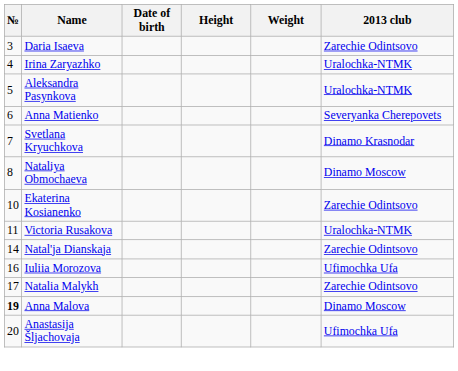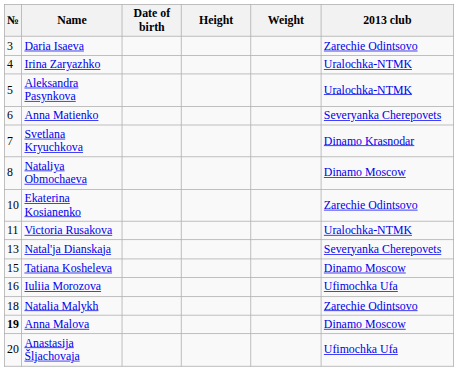(13, 249) 14 -> (13, 249) 13
(371, 249) Zarechie Odintsovo -> (383, 249) Severyanka Cherepovets
+ row: (68, 268)
(13, 287) 17 -> (13, 305) 18
